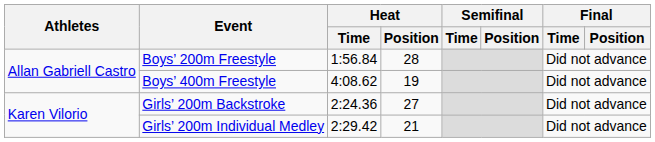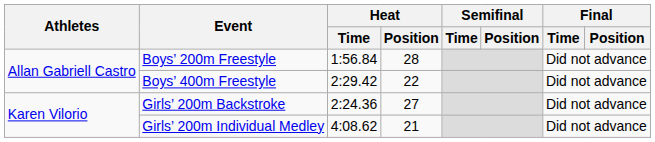(354, 82) 4:08.62 -> (354, 82) 2:29.42
(411, 82) 19 -> (411, 82) 22
(354, 126) 2:29.42 -> (354, 126) 4:08.62
